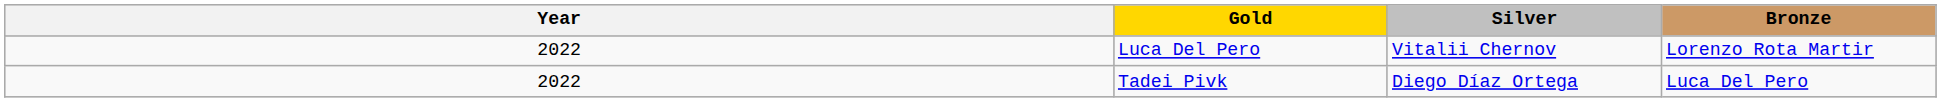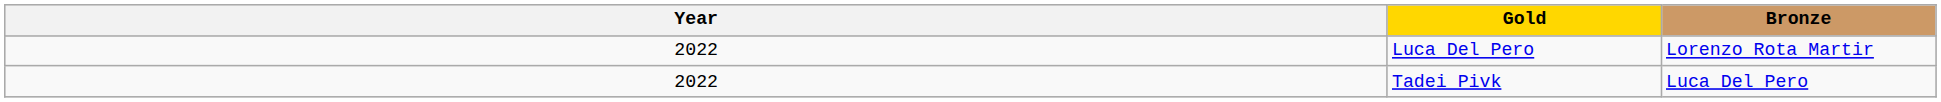- column: (1525, 20)
